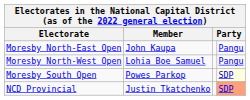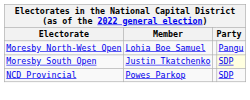- row: (64, 48)
(156, 75) Powes Parkop -> (168, 61) Justin Tkatchenko
(168, 88) Justin Tkatchenko -> (156, 75) Powes Parkop
(226, 88) lightsalmon background -> (226, 75) no background
